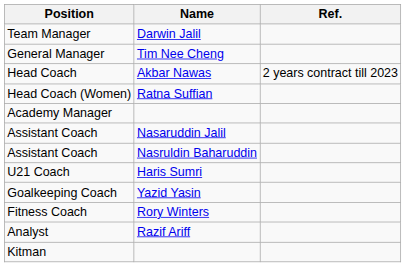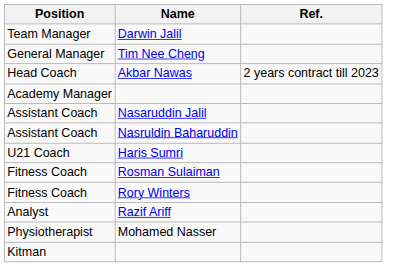- row: (69, 93)
- row: (62, 192)
+ row: (47, 172)
+ row: (50, 232)
